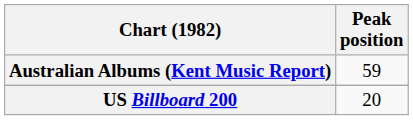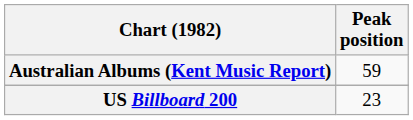(372, 99) 20 -> (372, 99) 23
